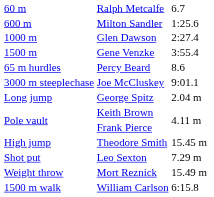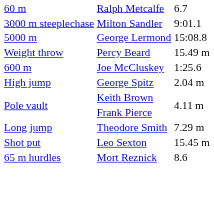(18, 23) 600 m -> (49, 23) 3000 m steeplechase
(185, 23) 1:25.6 -> (188, 23) 9:01.1
- row: (127, 38)
- row: (126, 53)
+ row: (134, 38)
(32, 68) 65 m hurdles -> (34, 53) Weight throw
(178, 68) 8.6 -> (192, 53) 15.49 m
(49, 83) 3000 m steeplechase -> (18, 68) 600 m
(185, 83) 9:01.1 -> (188, 68) 1:25.6
(28, 98) Long jump -> (27, 83) High jump
(27, 142) High jump -> (28, 128) Long jump
(189, 142) 15.45 m -> (189, 128) 7.29 m
(186, 157) 7.29 m -> (192, 142) 15.45 m
(34, 172) Weight throw -> (32, 157) 65 m hurdles
(189, 172) 15.49 m -> (181, 157) 8.6
- row: (133, 187)
